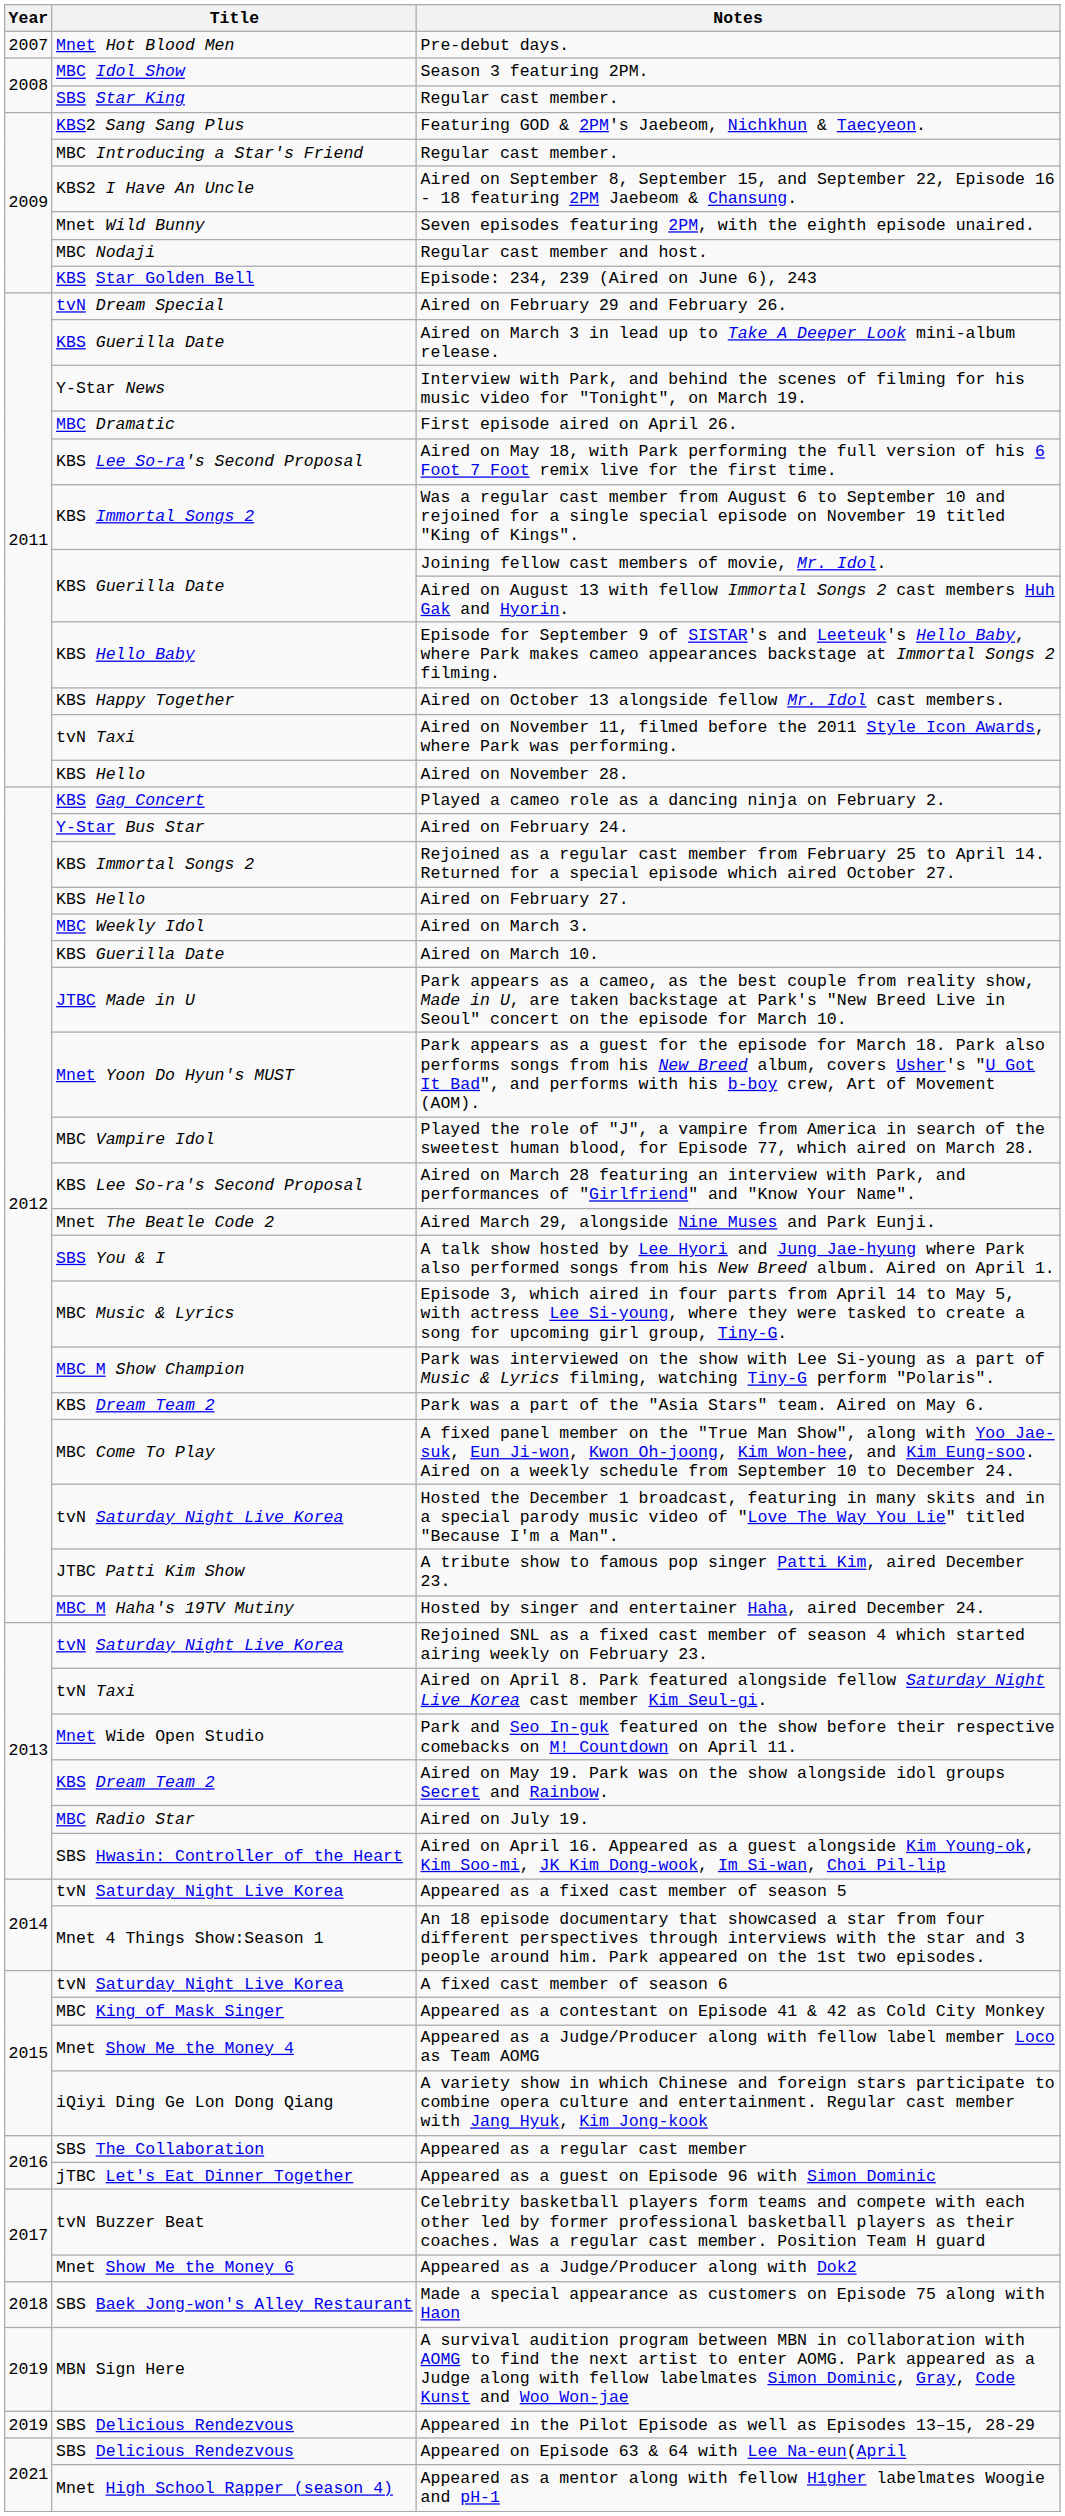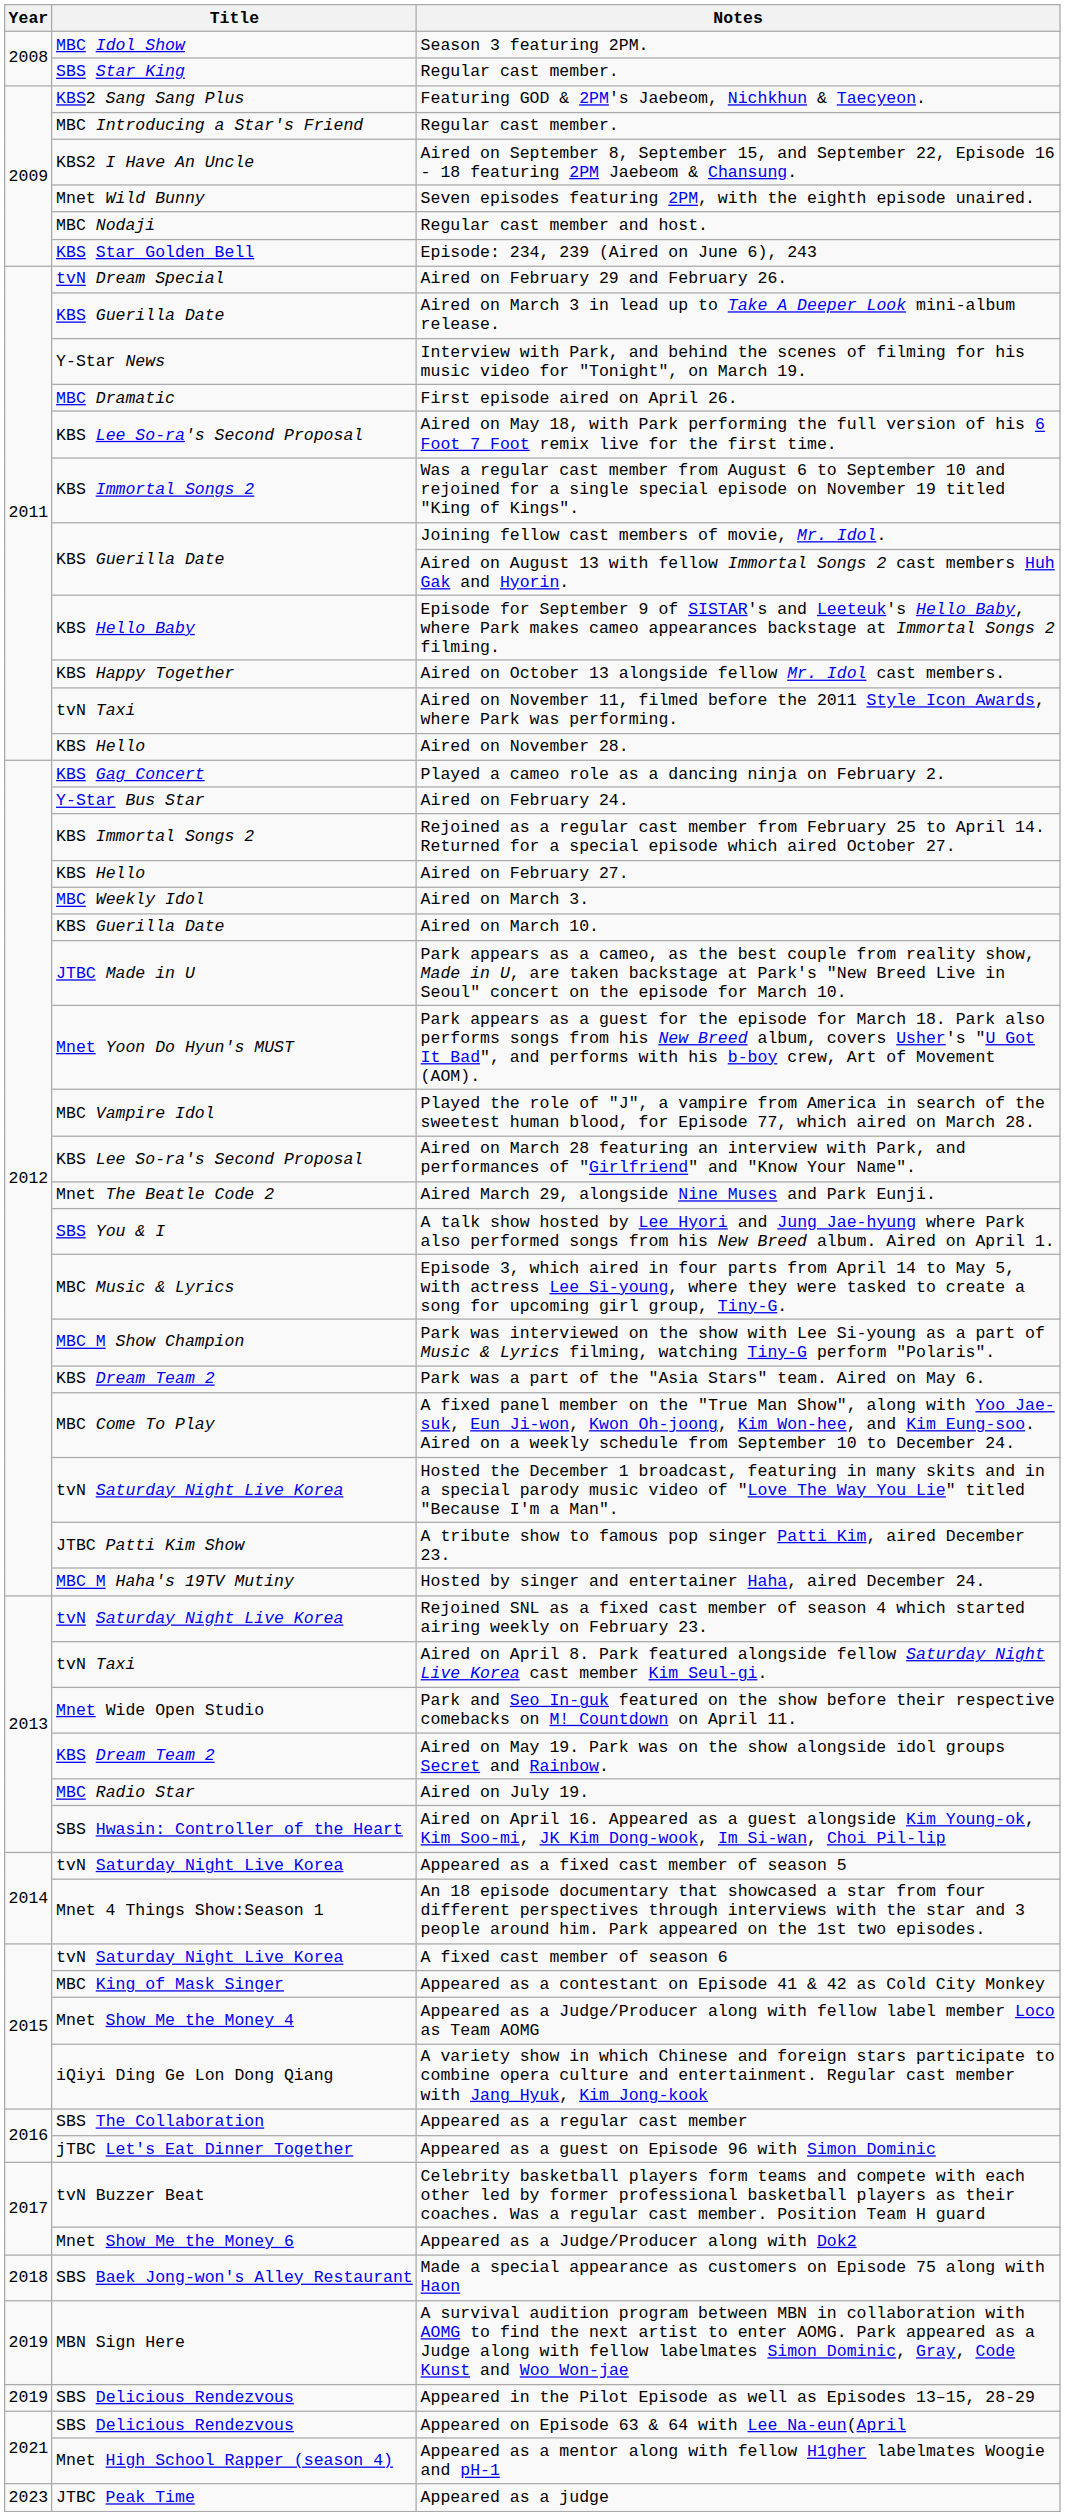- row: (145, 45)
+ row: (125, 2498)
